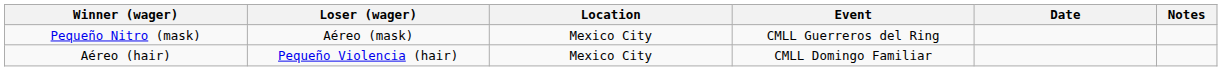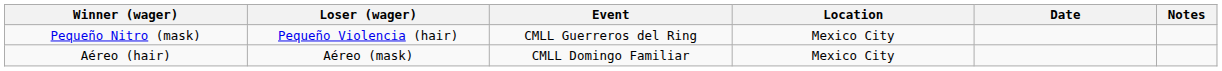columns swapped: (611, 15) <-> (853, 15)
(368, 35) Aéreo (mask) -> (368, 35) Pequeño Violencia (hair)
(368, 55) Pequeño Violencia (hair) -> (368, 55) Aéreo (mask)
